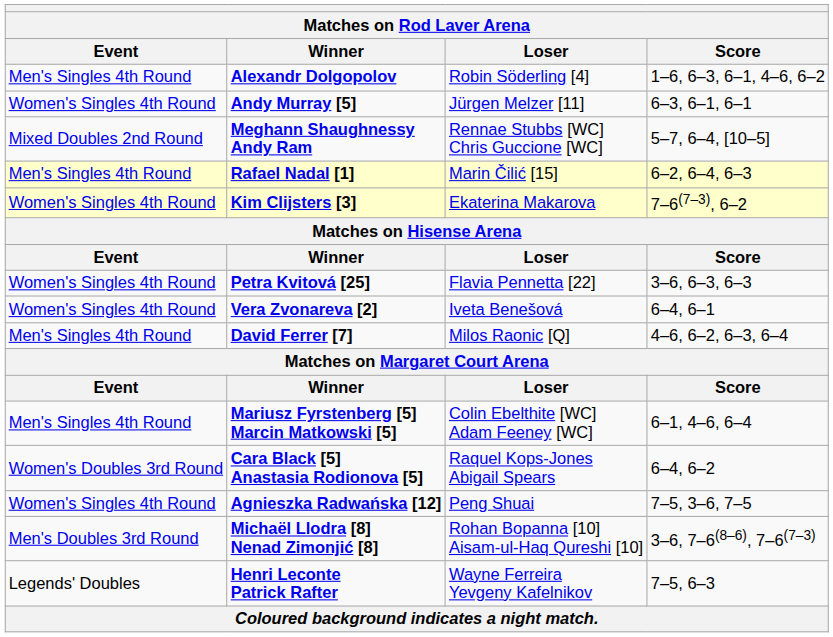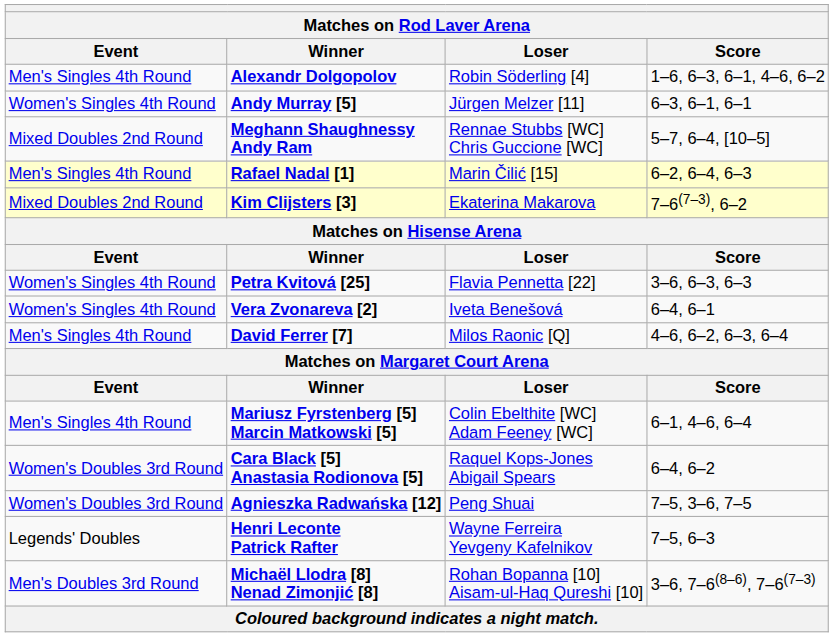(112, 202) Women's Singles 4th Round -> (106, 202) Mixed Doubles 2nd Round
(112, 503) Women's Singles 4th Round -> (116, 503) Women's Doubles 3rd Round
rows swapped: (304, 538) <-> (286, 583)
